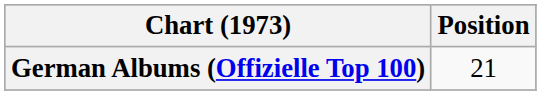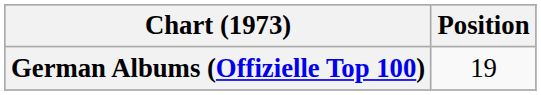(483, 68) 21 -> (483, 68) 19
